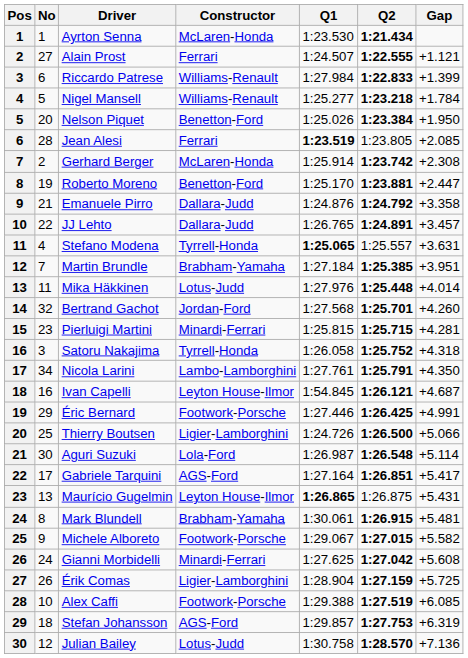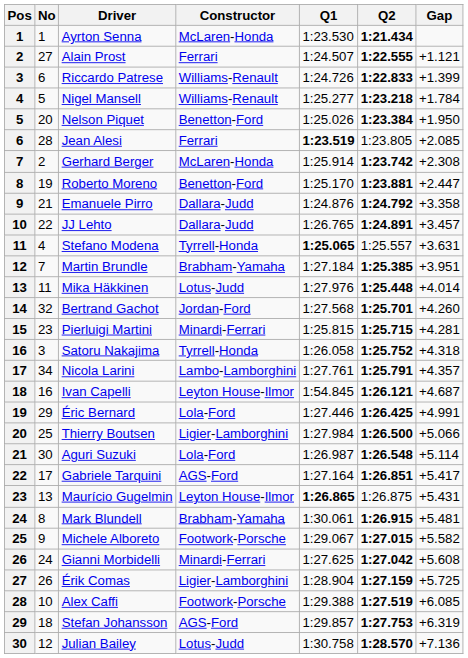(328, 78) 1:27.984 -> (328, 78) 1:24.726
(439, 371) +4.350 -> (439, 371) +4.357
(232, 413) Footwork-Porsche -> (207, 413) Lola-Ford
(328, 434) 1:24.726 -> (328, 434) 1:27.984
